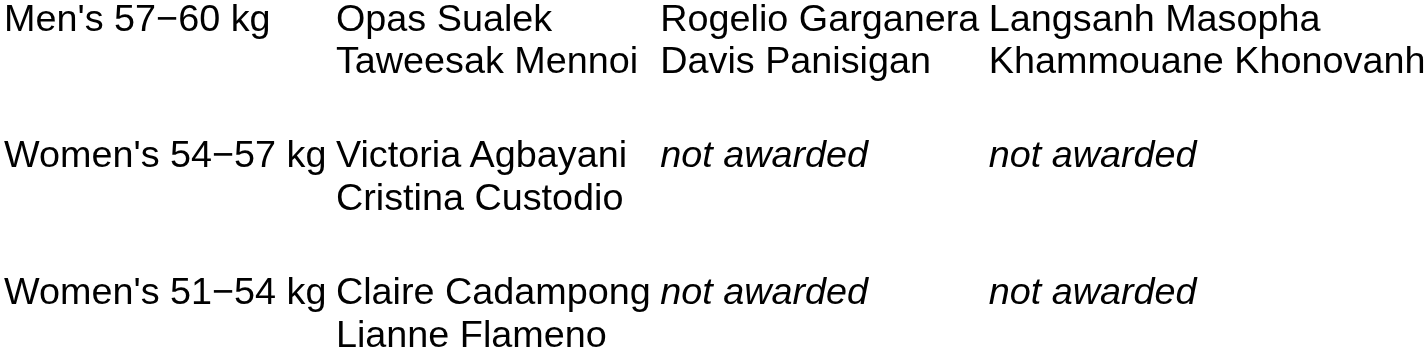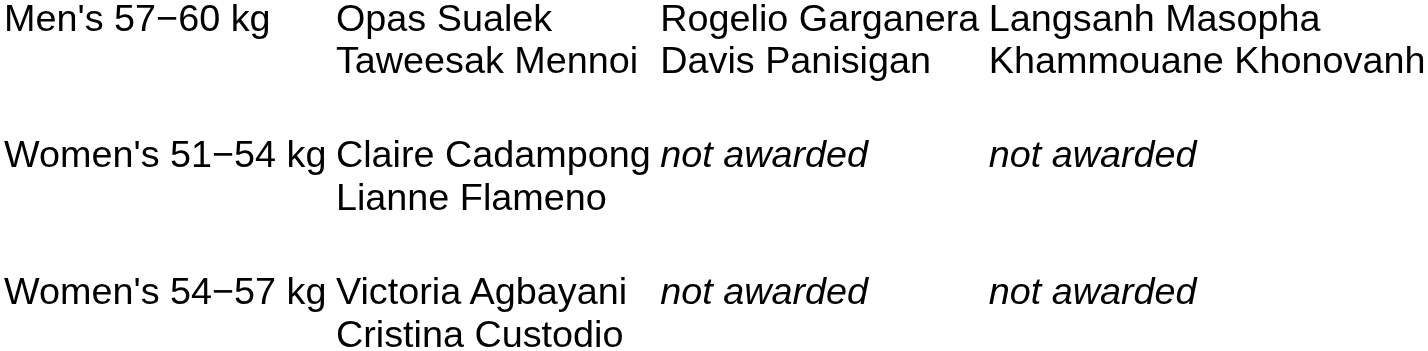rows swapped: (165, 291) <-> (165, 154)
